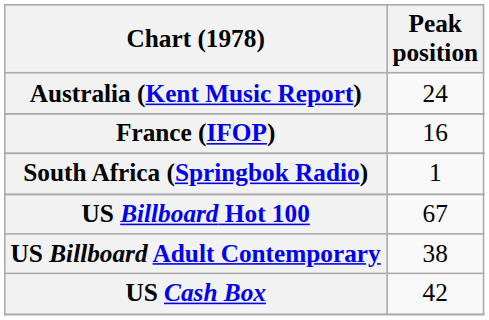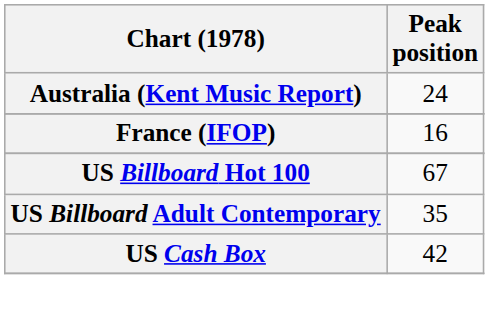- row: (196, 173)
(435, 253) 38 -> (435, 213) 35
